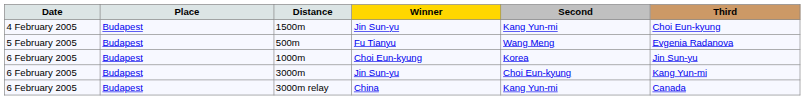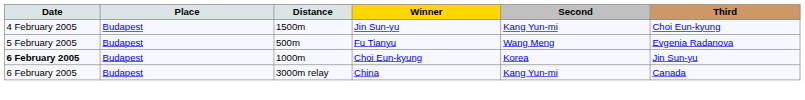(42, 57) normal -> (43, 57) bold
- row: (290, 72)
